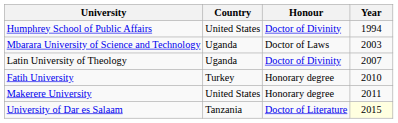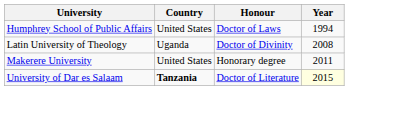(303, 28) Doctor of Divinity -> (249, 28) Doctor of Laws
- row: (104, 45)
(371, 61) 2007 -> (323, 45) 2008
- row: (40, 77)
(224, 110) normal -> (177, 77) bold
